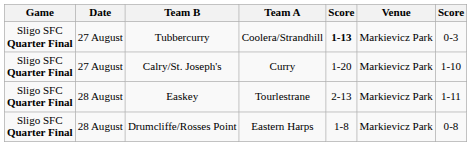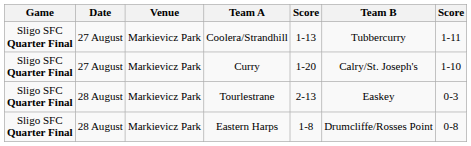columns swapped: (396, 13) <-> (182, 13)
(341, 36) bold -> (306, 36) normal
(451, 36) 0-3 -> (451, 36) 1-11
(451, 96) 1-11 -> (451, 96) 0-3
